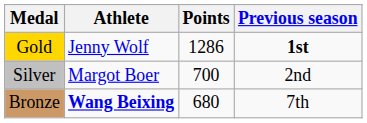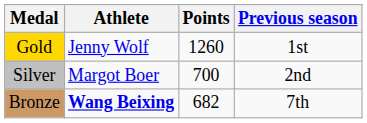(206, 46) 1286 -> (206, 46) 1260
(298, 46) bold -> (298, 46) normal
(206, 103) 680 -> (206, 103) 682
